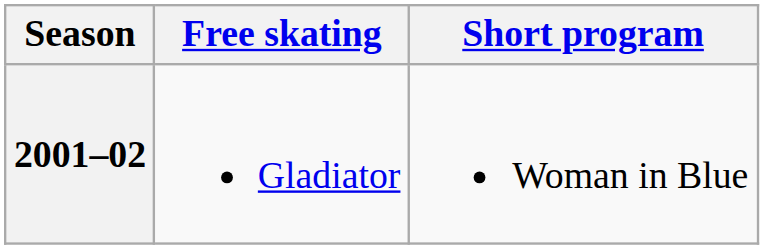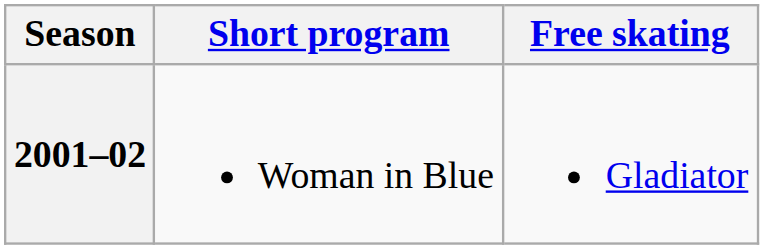columns swapped: (583, 34) <-> (282, 34)
